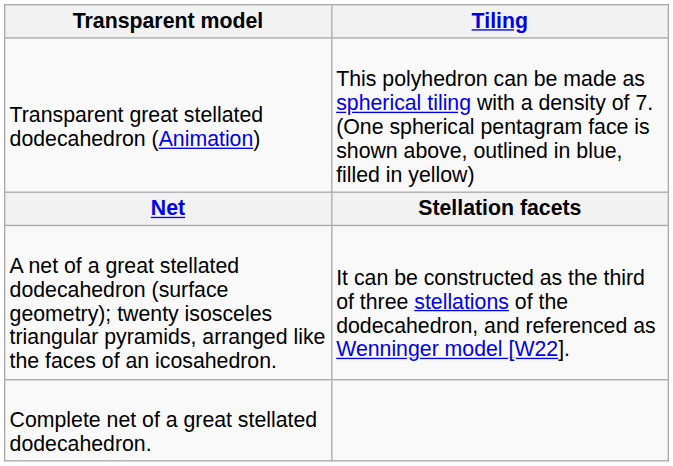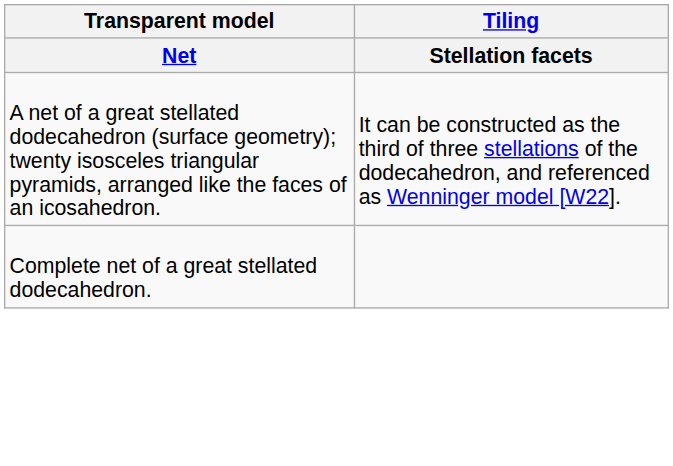- row: (136, 126)
